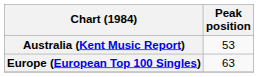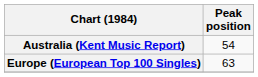(228, 44) 53 -> (228, 44) 54
